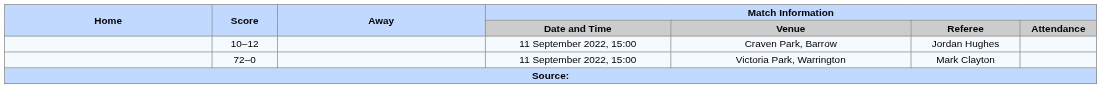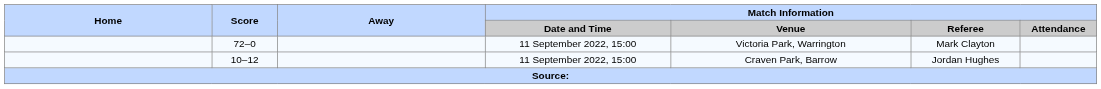rows swapped: (245, 60) <-> (245, 44)
